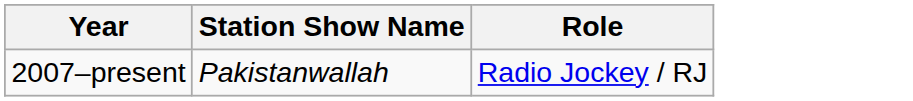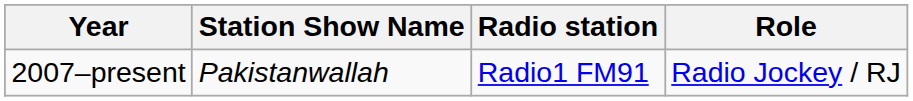+ column: (568, 27)
